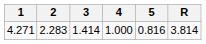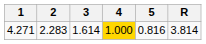(86, 30) 1.414 -> (86, 30) 1.614
(119, 30) no background -> (119, 30) gold background
